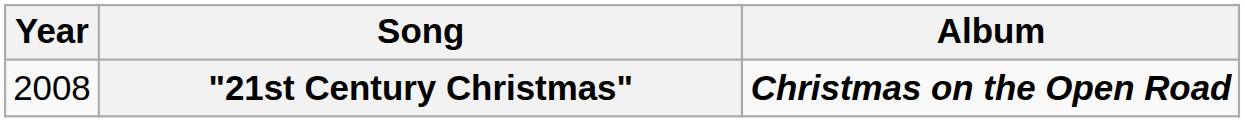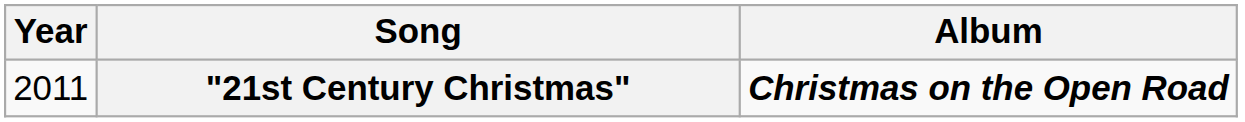(52, 87) 2008 -> (51, 87) 2011
